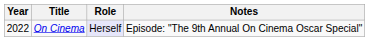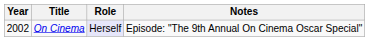(18, 28) 2022 -> (18, 28) 2002
